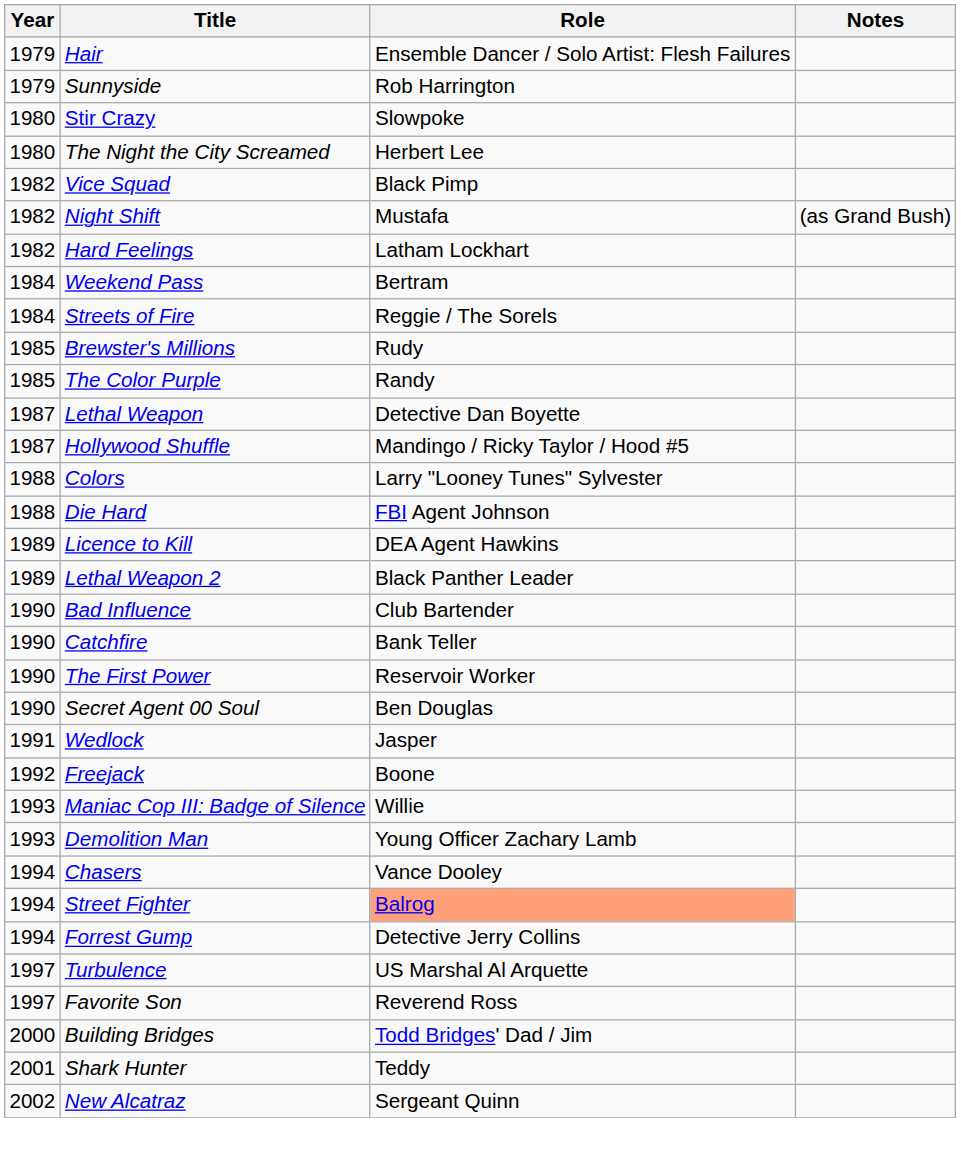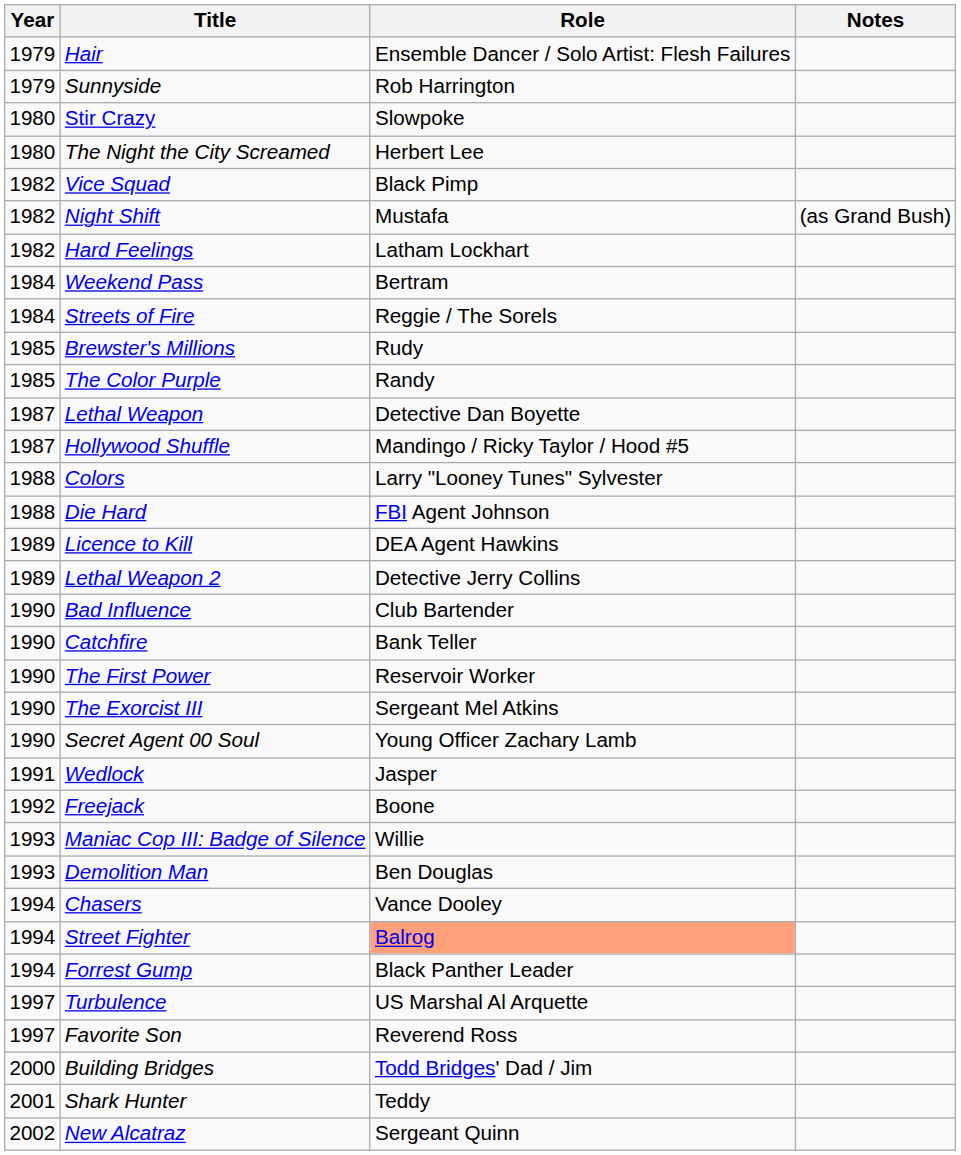(474, 577) Black Panther Leader -> (478, 577) Detective Jerry Collins
+ row: (134, 708)
(434, 708) Ben Douglas -> (506, 741) Young Officer Zachary Lamb
(506, 839) Young Officer Zachary Lamb -> (434, 871) Ben Douglas
(478, 937) Detective Jerry Collins -> (474, 970) Black Panther Leader
